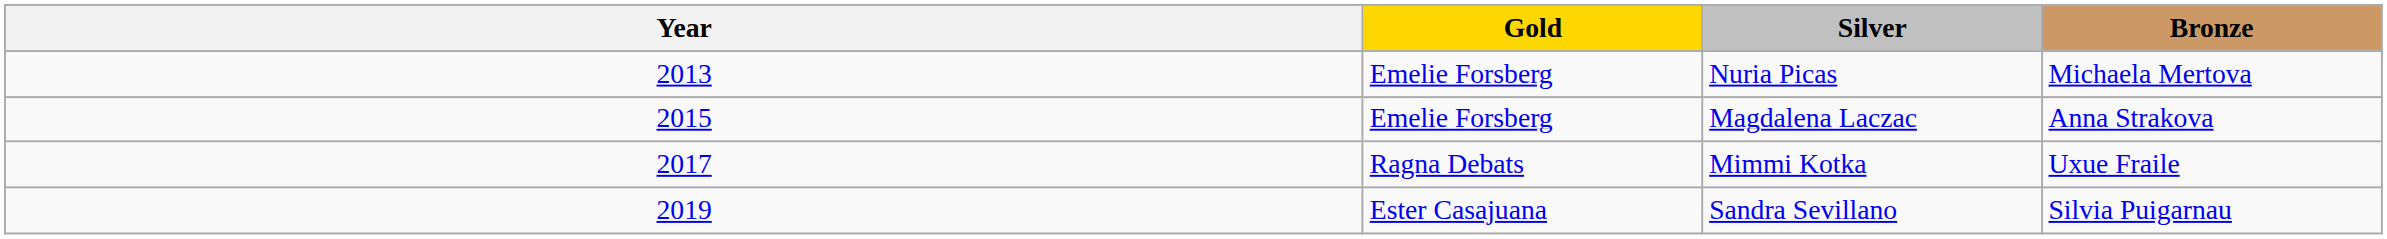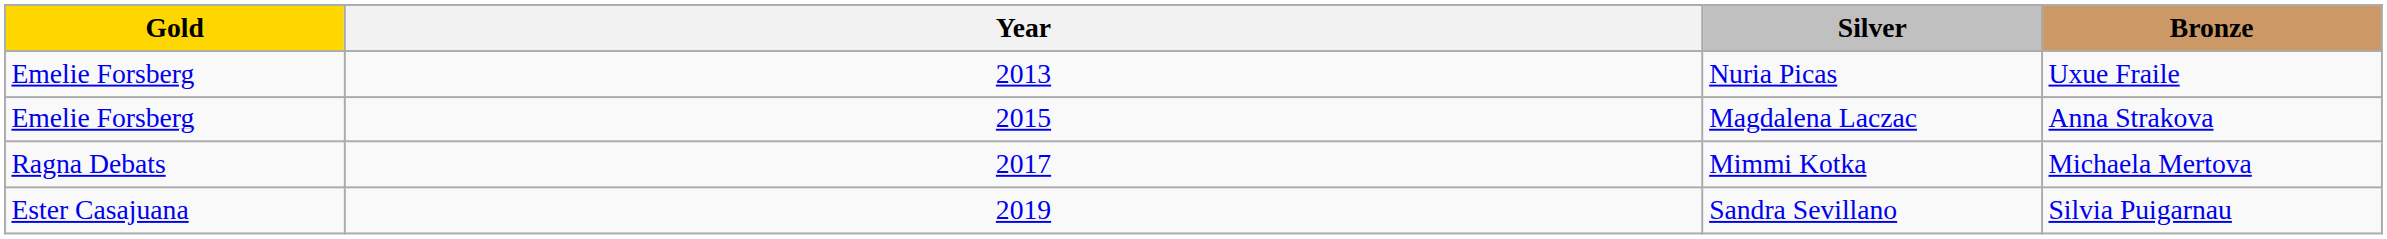columns swapped: (684, 27) <-> (1533, 27)
(2150, 73) Michaela Mertova -> (2114, 73) Uxue Fraile
(2114, 164) Uxue Fraile -> (2150, 164) Michaela Mertova
